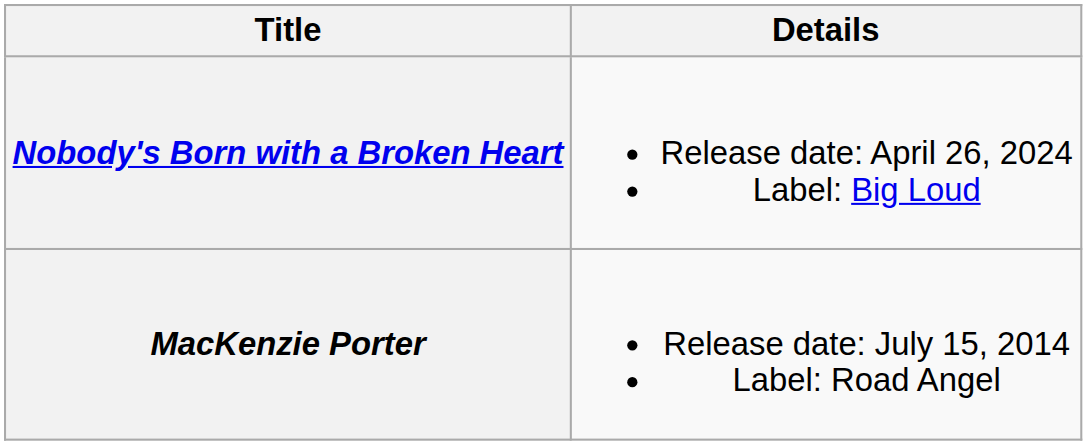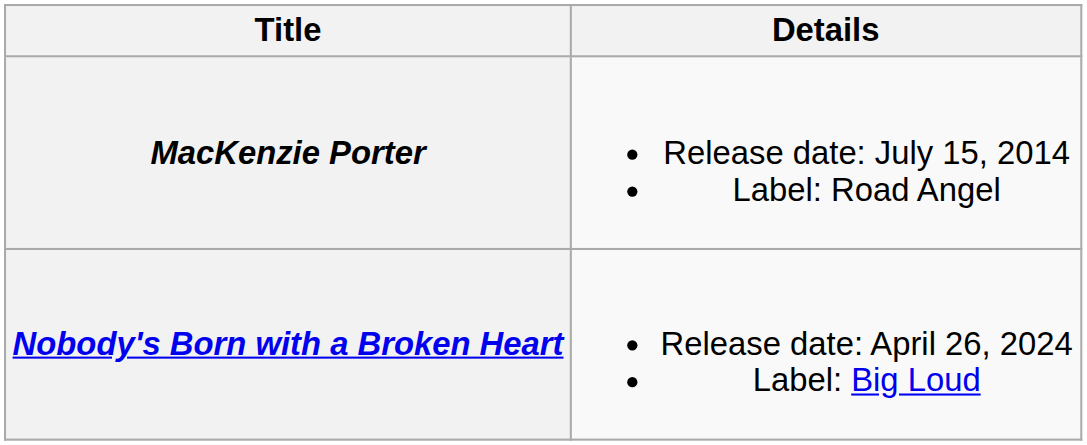rows swapped: (288, 343) <-> (288, 152)
